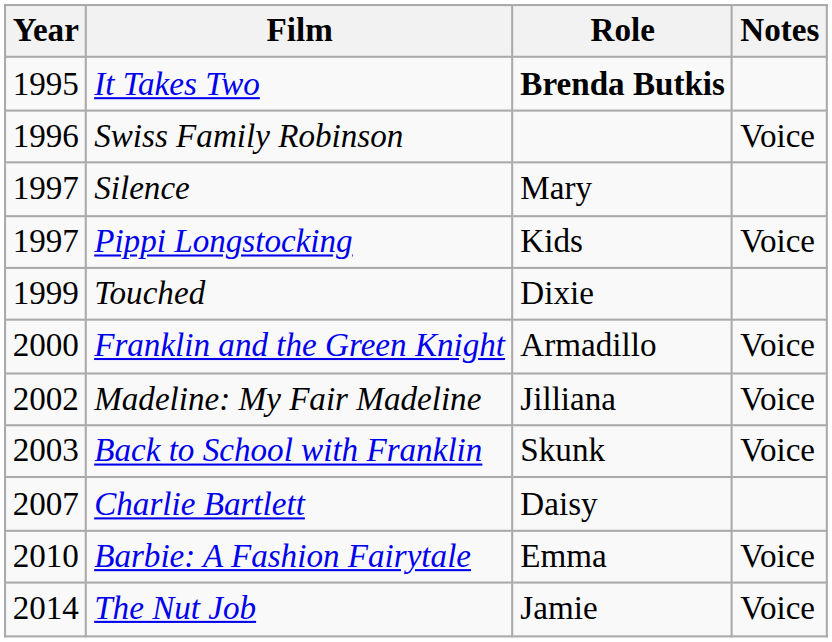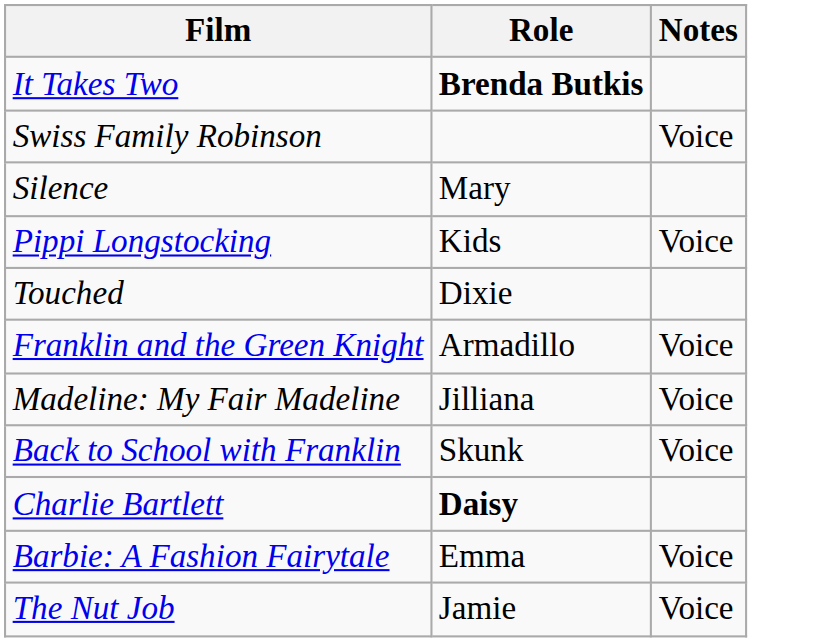- column: (46, 30)
(559, 503) normal -> (478, 503) bold
